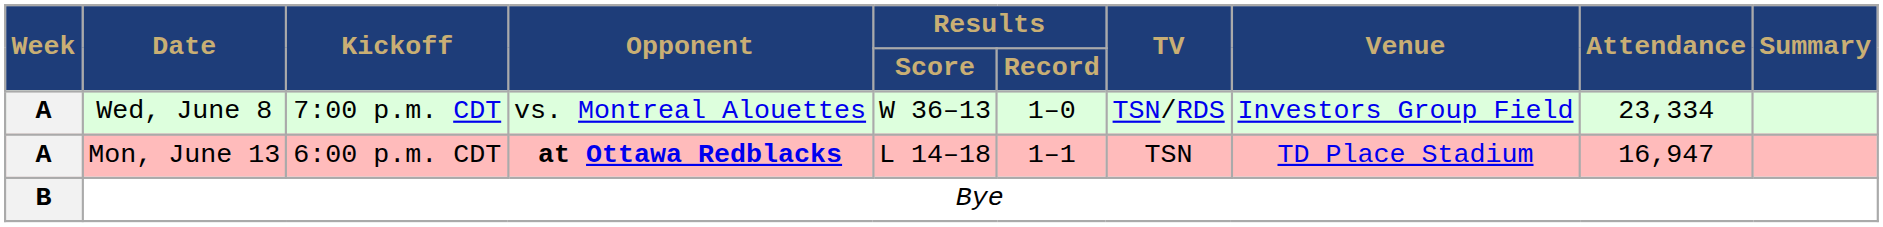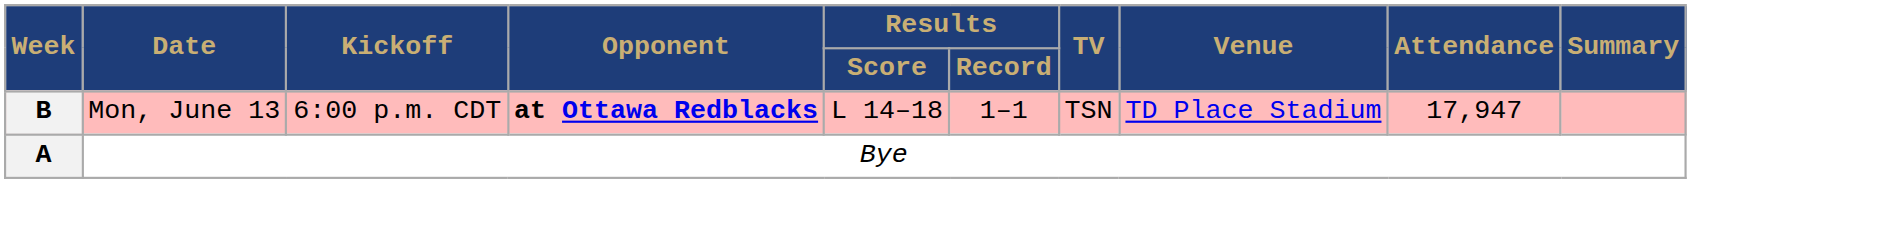- row: (184, 113)
(44, 156) A -> (44, 113) B
(1666, 156) 16,947 -> (1474, 113) 17,947
(44, 199) B -> (44, 156) A
